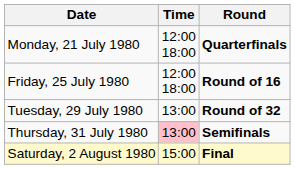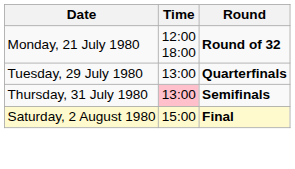(244, 44) Quarterfinals -> (241, 44) Round of 32
- row: (68, 81)
(241, 110) Round of 32 -> (244, 73) Quarterfinals
